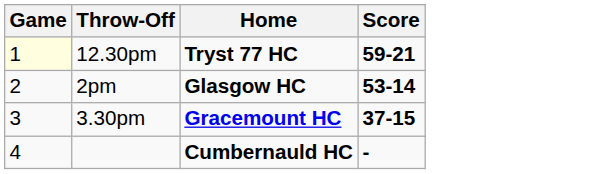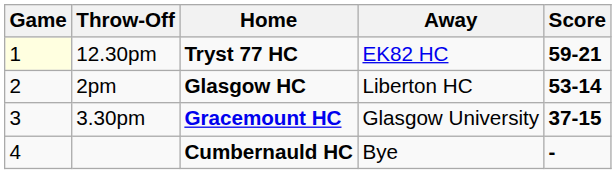+ column: (451, 20)
